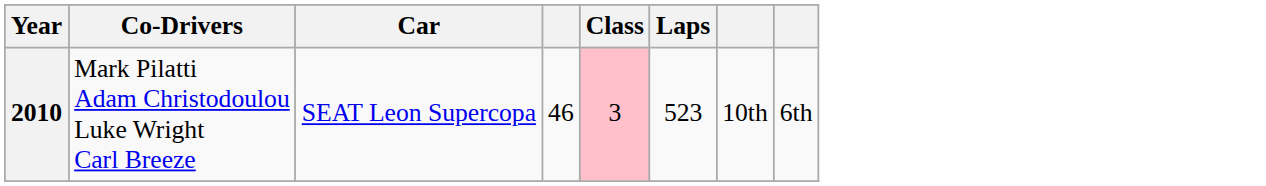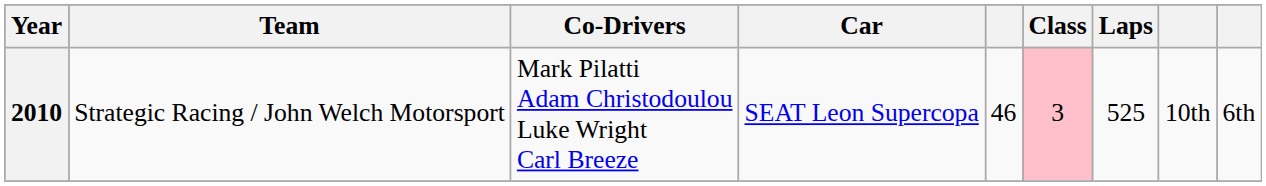+ column: (290, 26)
(683, 113) 523 -> (1126, 113) 525
